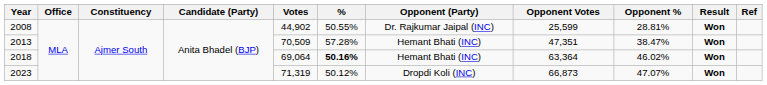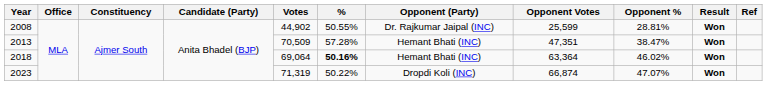(342, 73) 50.12% -> (342, 73) 50.22%
(563, 73) 66,873 -> (563, 73) 66,874
